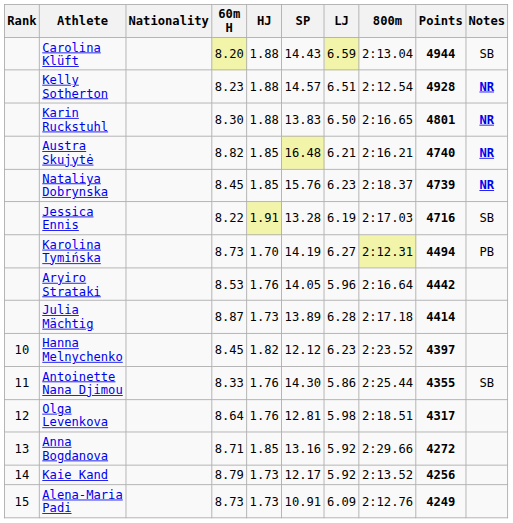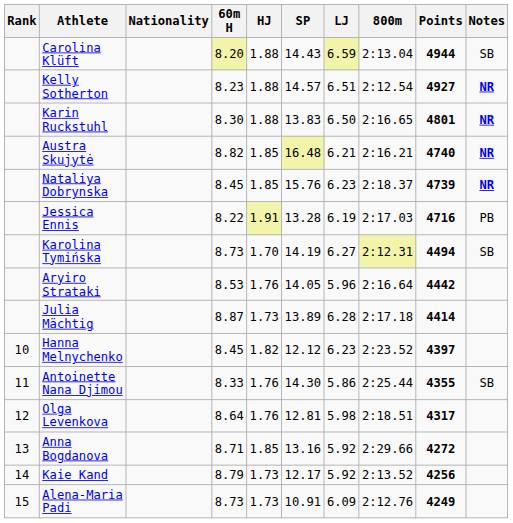(441, 87) 4928 -> (441, 87) 4927
(487, 219) SB -> (487, 219) PB
(487, 252) PB -> (487, 252) SB
